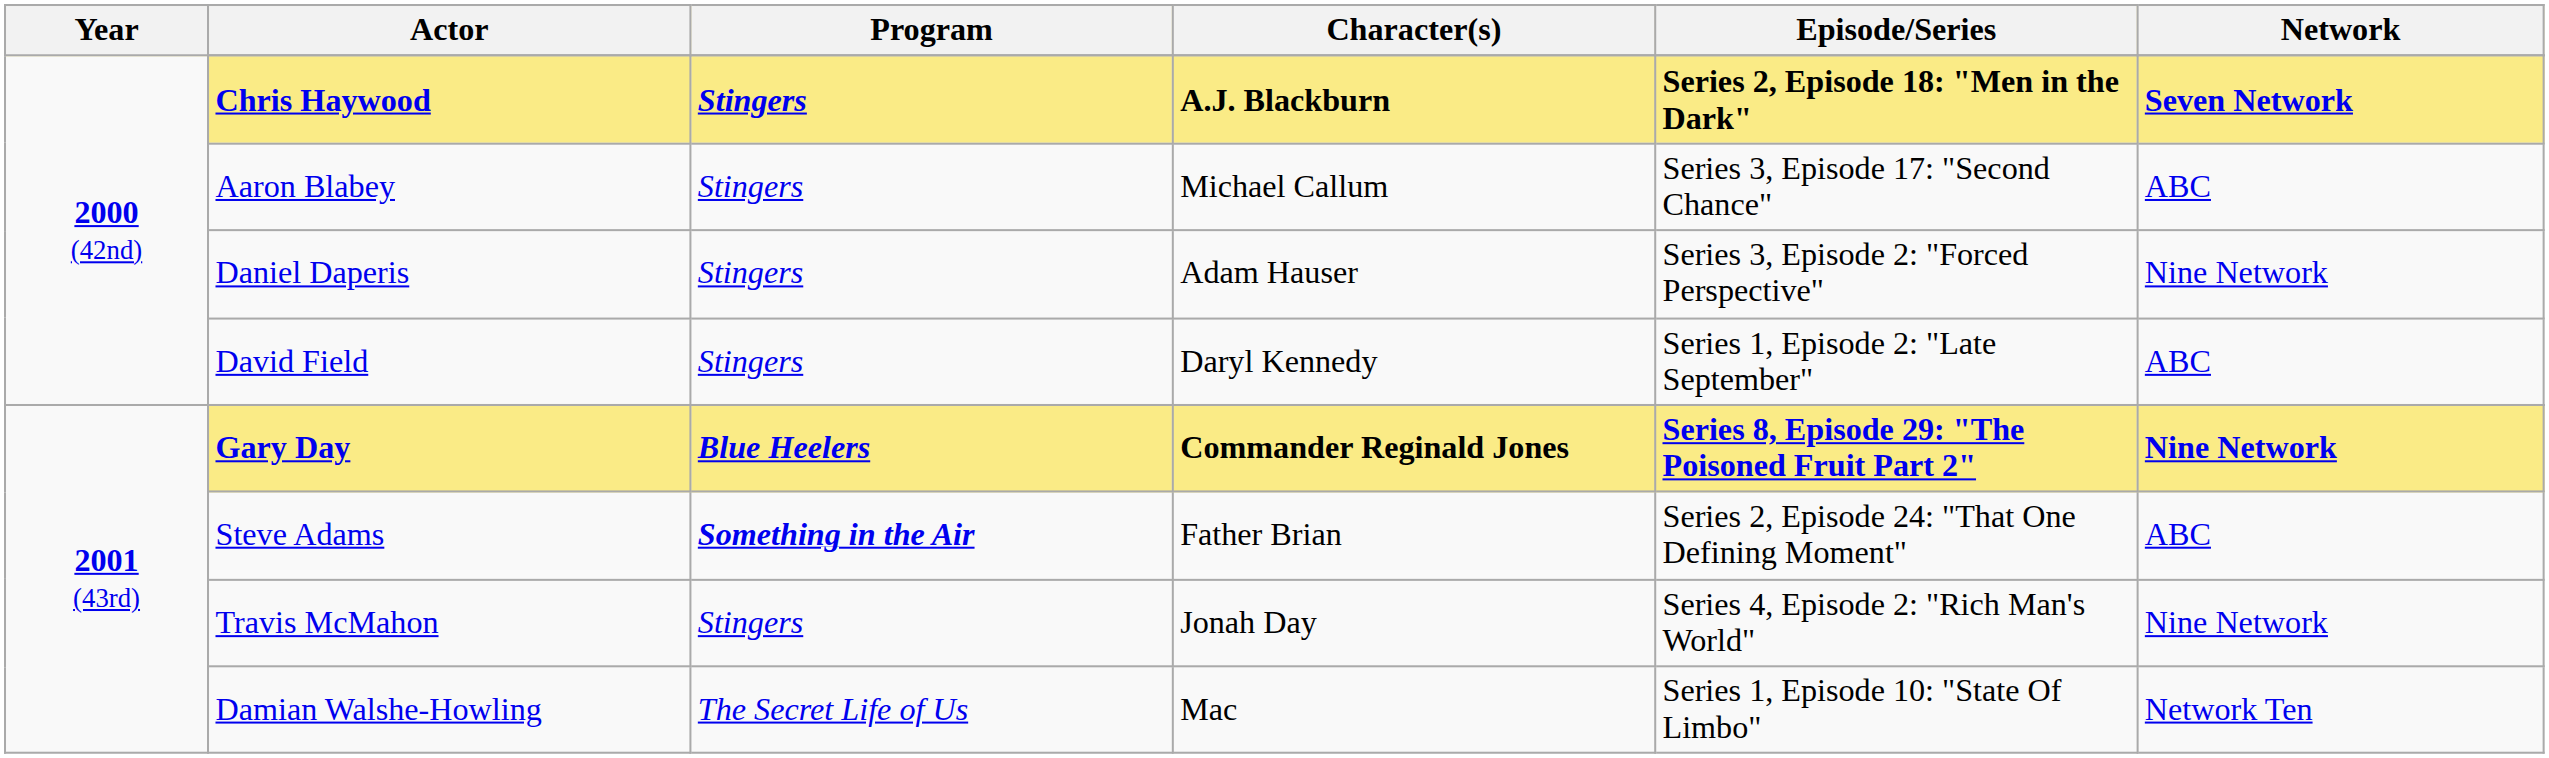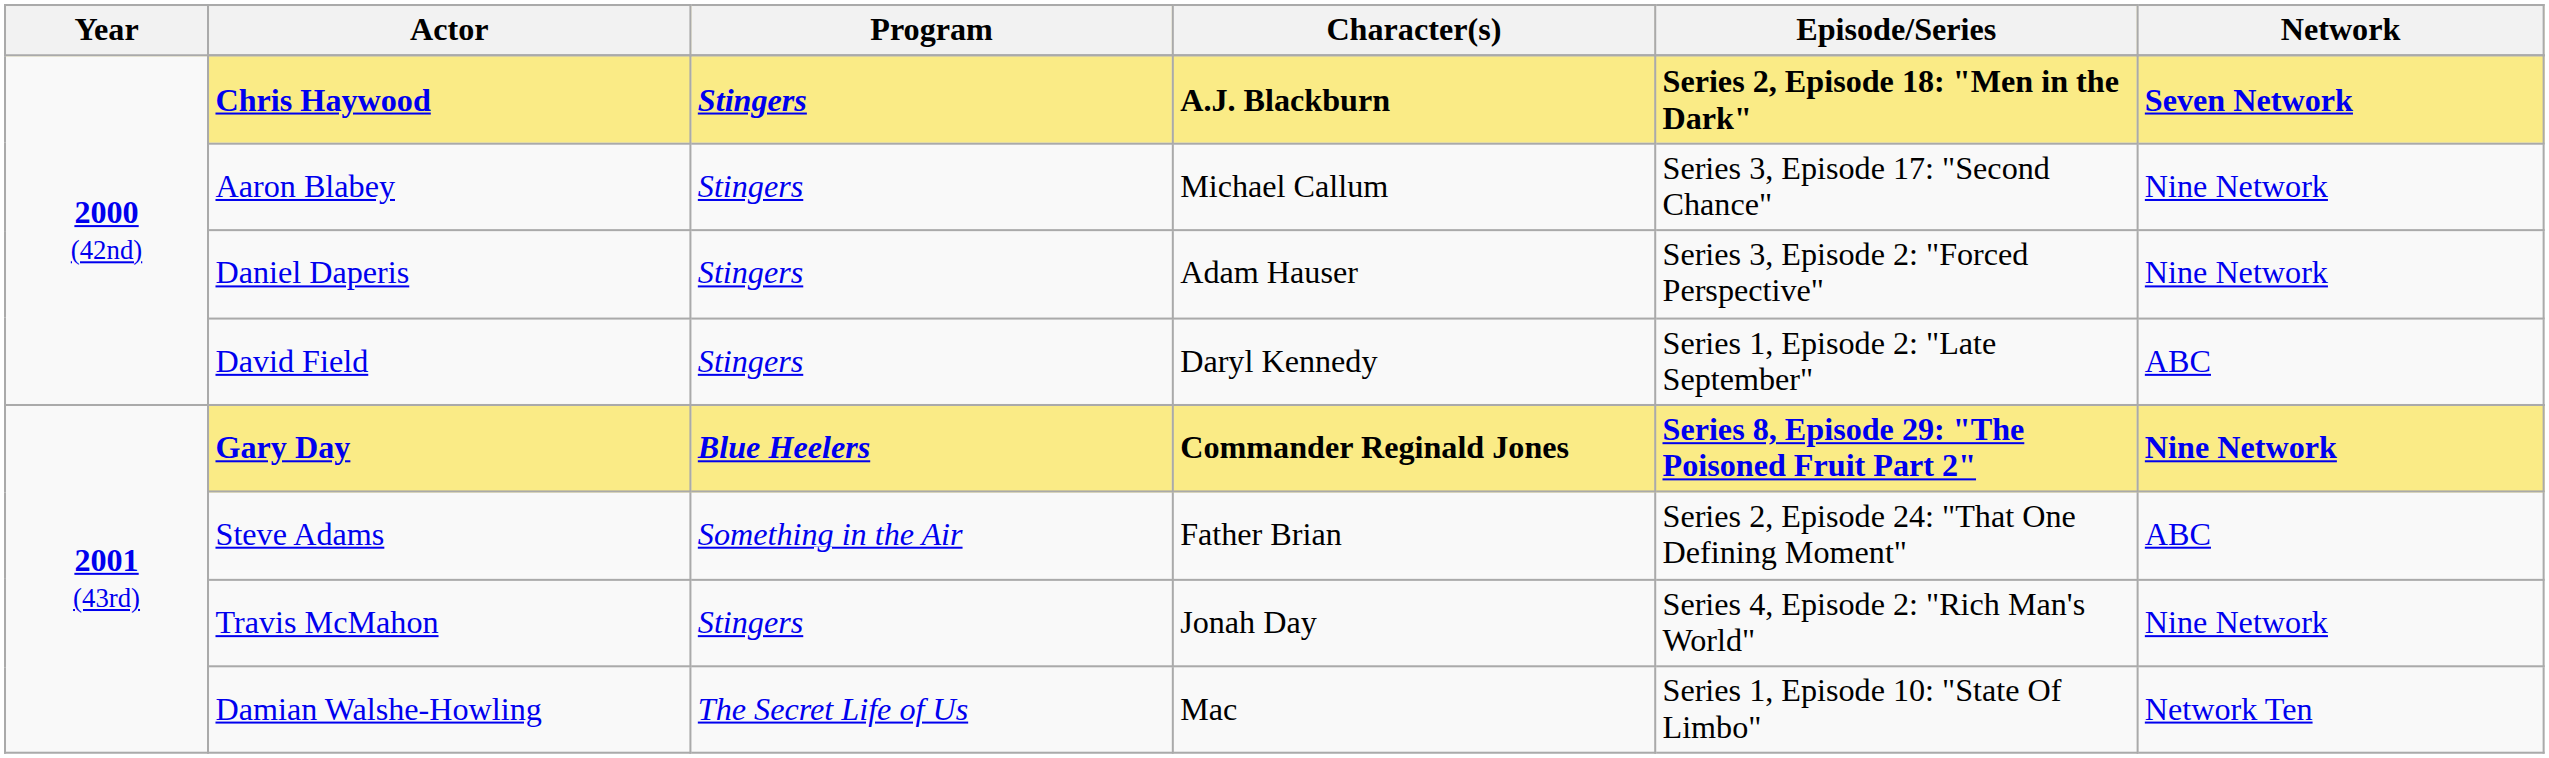(2178, 186) ABC -> (2236, 186) Nine Network
(836, 535) bold -> (830, 535) normal
